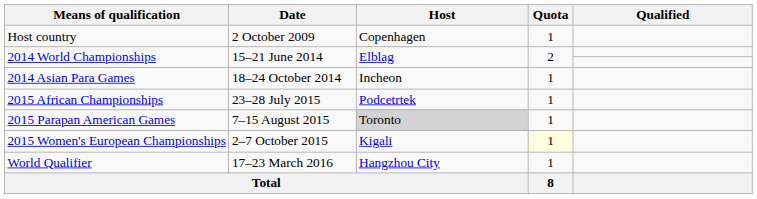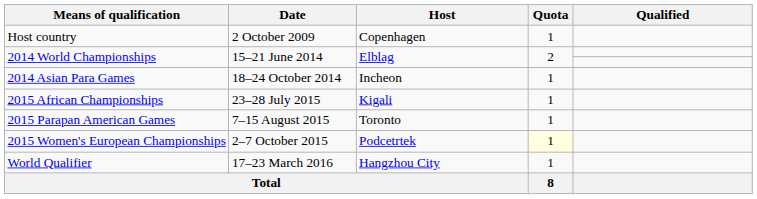(388, 99) Podcetrtek -> (376, 99) Kigali
(380, 120) lightgrey background -> (380, 120) no background
(376, 141) Kigali -> (388, 141) Podcetrtek
